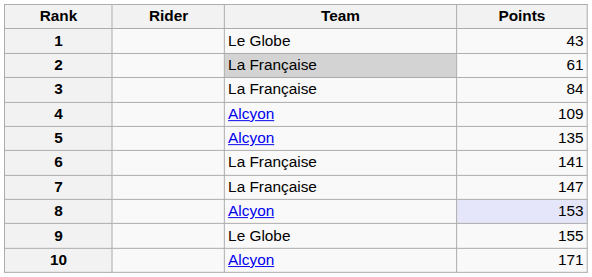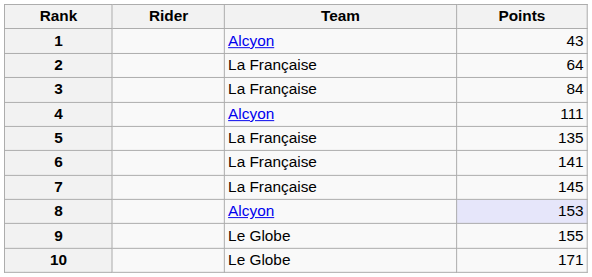(259, 41) Le Globe -> (251, 41) Alcyon
(273, 65) lightgrey background -> (273, 65) no background
(575, 65) 61 -> (575, 65) 64
(571, 114) 109 -> (572, 114) 111
(251, 138) Alcyon -> (273, 138) La Française
(571, 187) 147 -> (571, 187) 145
(251, 260) Alcyon -> (259, 260) Le Globe
